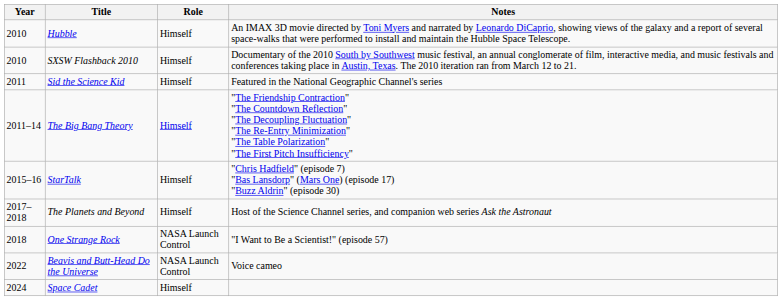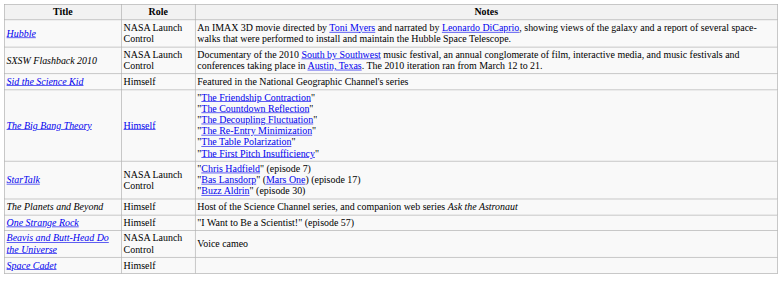- column: (25, 12)
(176, 33) Himself -> (153, 33) NASA Launch Control
(176, 60) Himself -> (153, 60) NASA Launch Control
(176, 180) Himself -> (153, 180) NASA Launch Control
(189, 239) NASA Launch Control -> (140, 222) Himself
